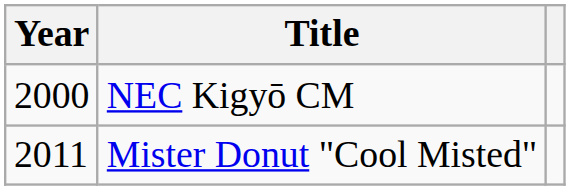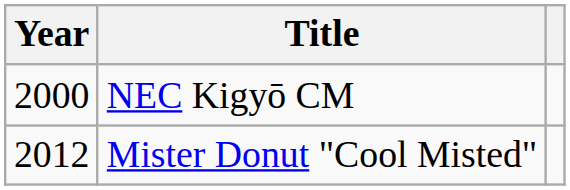(51, 154) 2011 -> (52, 154) 2012
